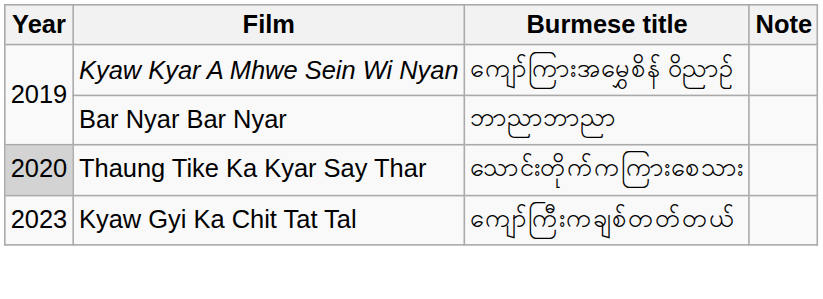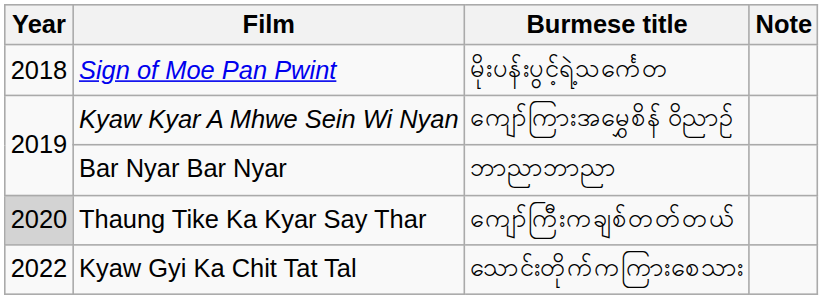+ row: (208, 69)
(607, 167) သောင်းတိုက်ကကြားစေသား -> (602, 217) ကျော်ကြီးကချစ်တတ်တယ်
(39, 219) 2023 -> (39, 269) 2022
(602, 217) ကျော်ကြီးကချစ်တတ်တယ် -> (607, 267) သောင်းတိုက်ကကြားစေသား
